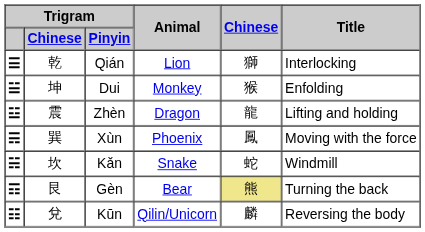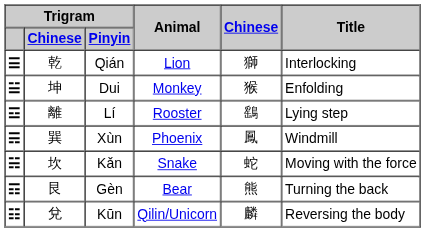+ row: (14, 113)
- row: (14, 113)
(351, 138) Moving with the force -> (311, 138) Windmill
(311, 163) Windmill -> (351, 163) Moving with the force
(251, 188) khaki background -> (251, 188) no background
